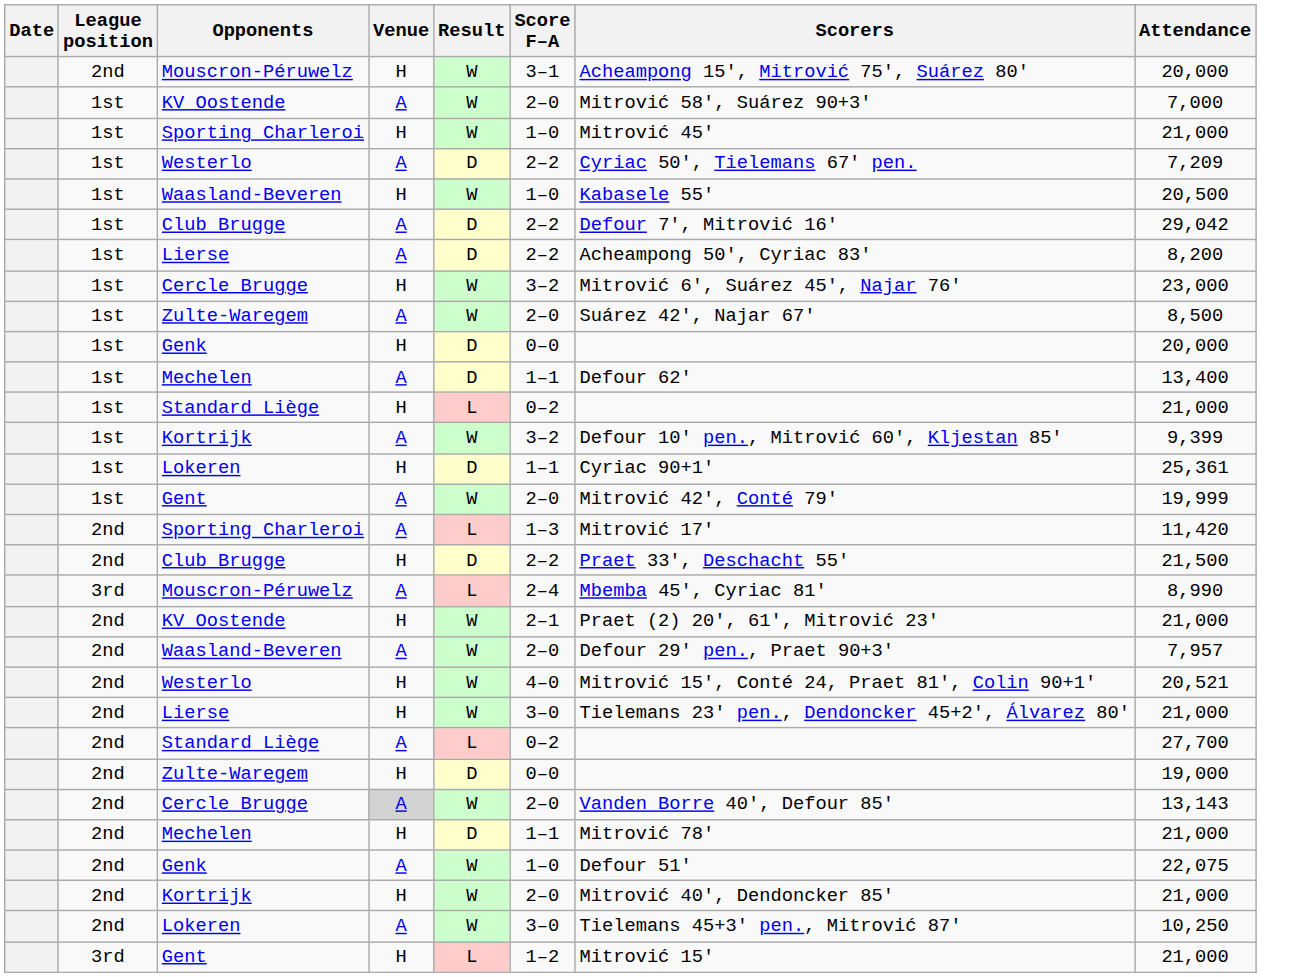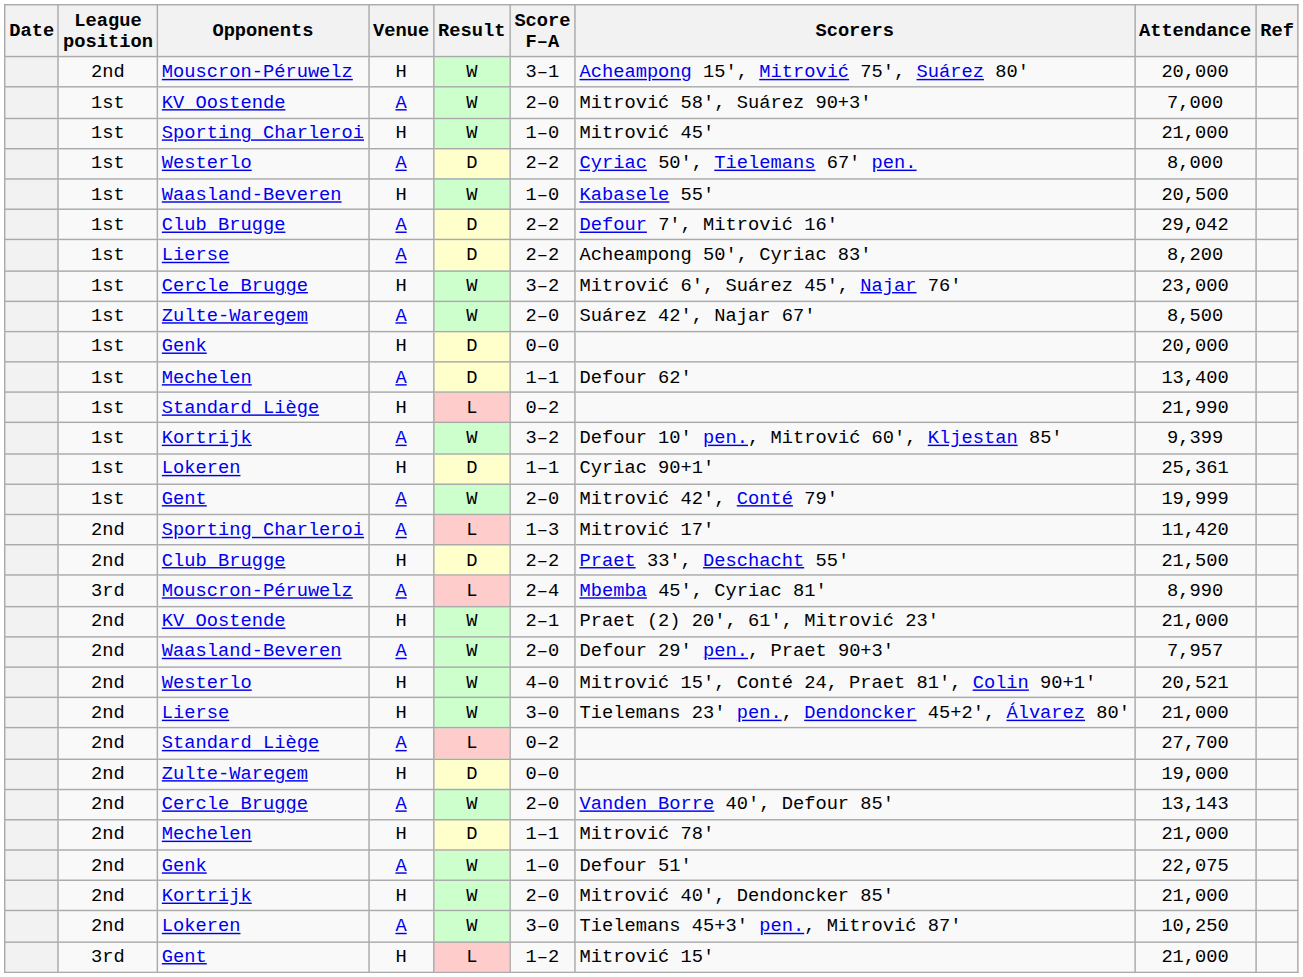+ column: (1277, 31)
(1195, 164) 7,209 -> (1195, 164) 8,000
(1195, 408) 21,000 -> (1195, 408) 21,990
(401, 804) lightgrey background -> (401, 804) no background
